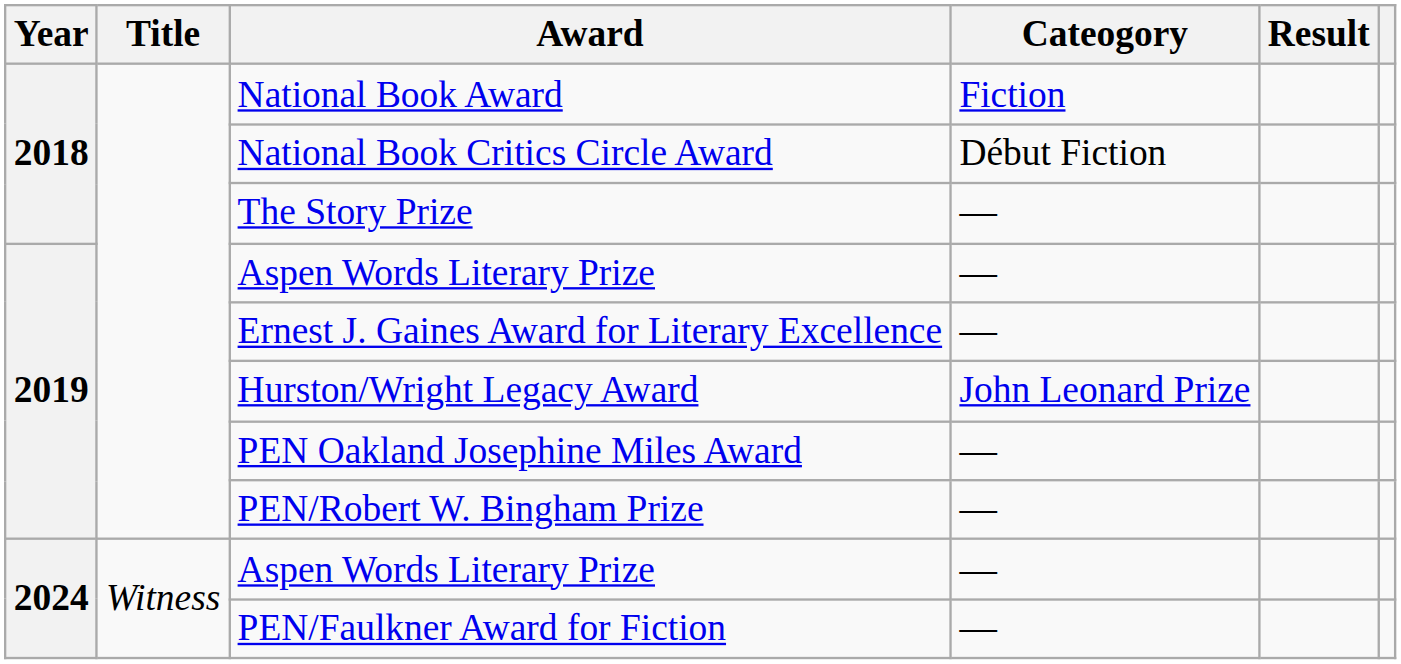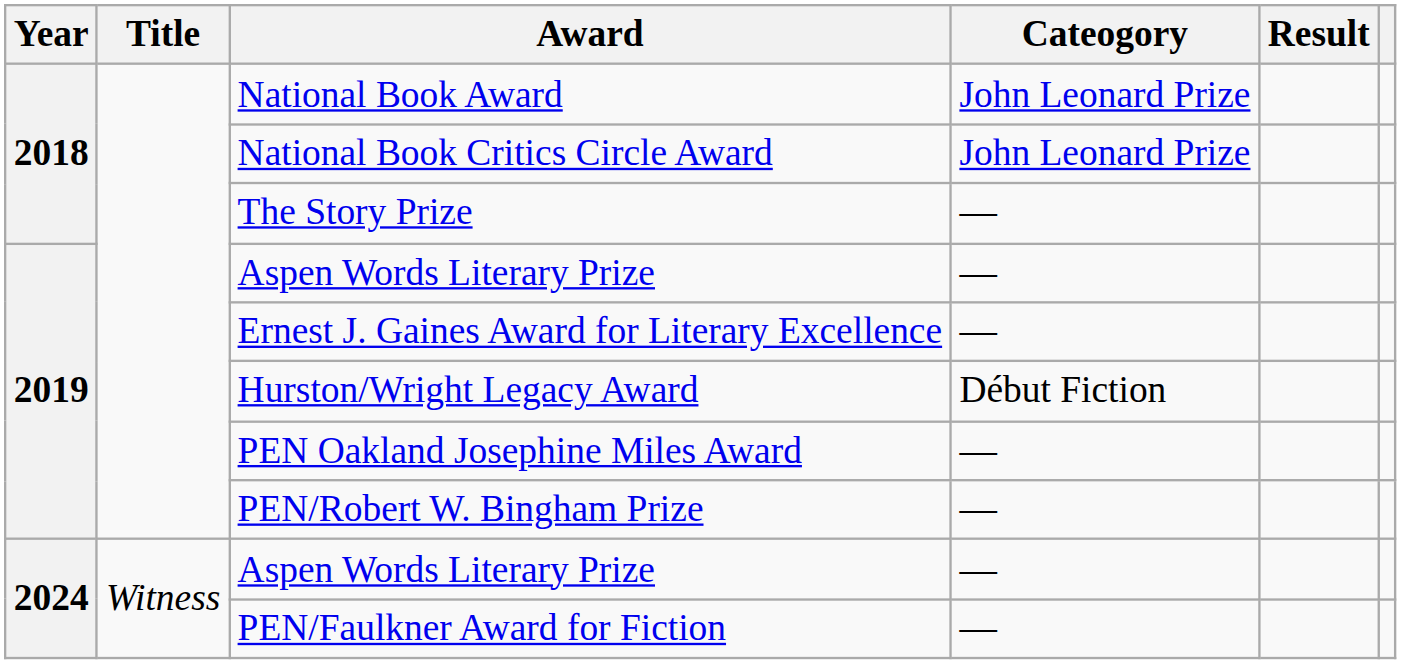(1012, 93) Fiction -> (1105, 93) John Leonard Prize
(1063, 152) Début Fiction -> (1105, 152) John Leonard Prize
(1105, 390) John Leonard Prize -> (1063, 390) Début Fiction
